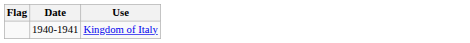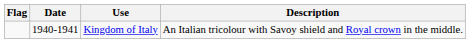+ column: (313, 13)
